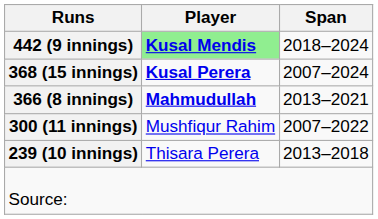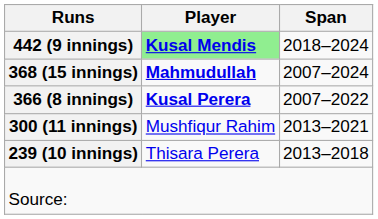(198, 72) Kusal Perera -> (201, 72) Mahmudullah
(201, 99) Mahmudullah -> (198, 99) Kusal Perera
(326, 99) 2013–2021 -> (326, 99) 2007–2022
(326, 126) 2007–2022 -> (326, 126) 2013–2021
